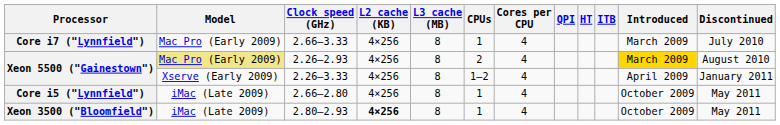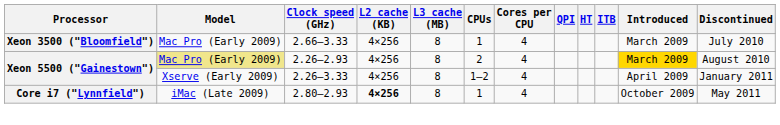(81, 42) Core i7 ("Lynnfield") -> (81, 42) Xeon 3500 ("Bloomfield")
- row: (320, 94)
(81, 111) Xeon 3500 ("Bloomfield") -> (81, 94) Core i7 ("Lynnfield")
